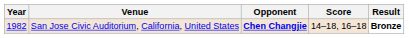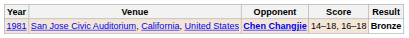(17, 26) 1982 -> (17, 26) 1981
